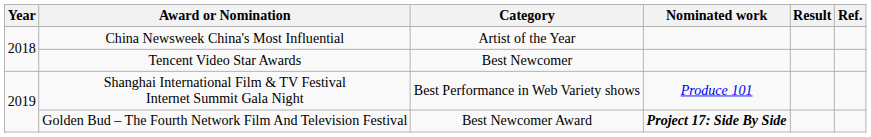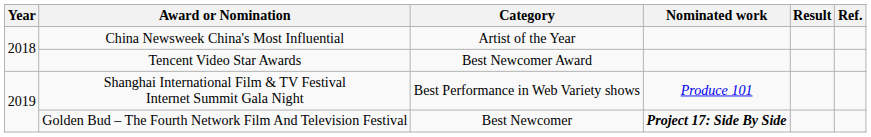(527, 60) Best Newcomer -> (527, 60) Best Newcomer Award
(527, 120) Best Newcomer Award -> (527, 120) Best Newcomer
